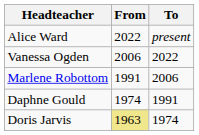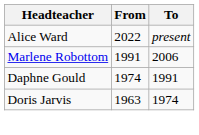- row: (48, 57)
(128, 120) khaki background -> (128, 99) no background
